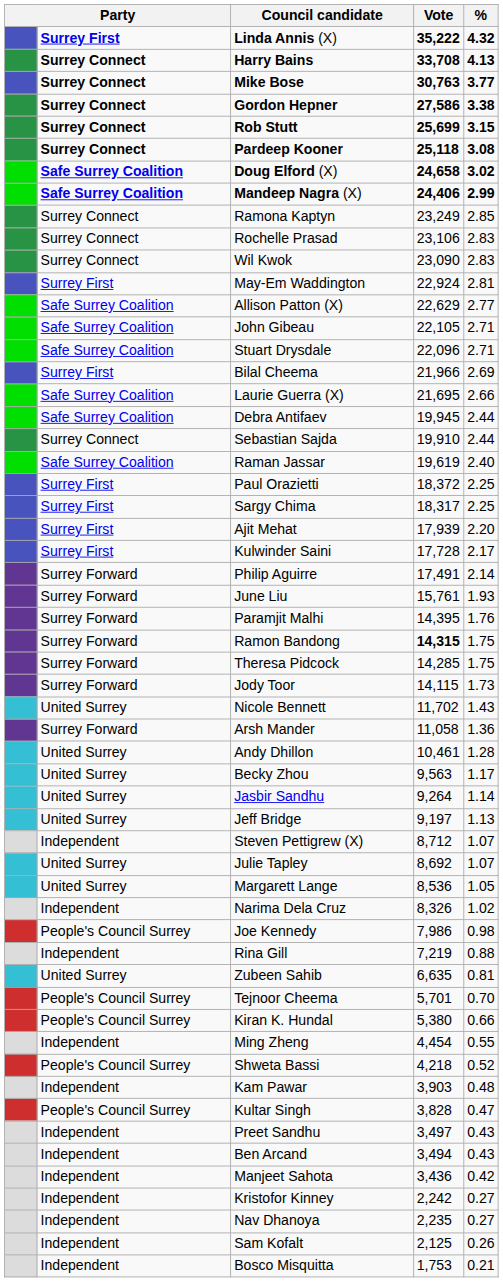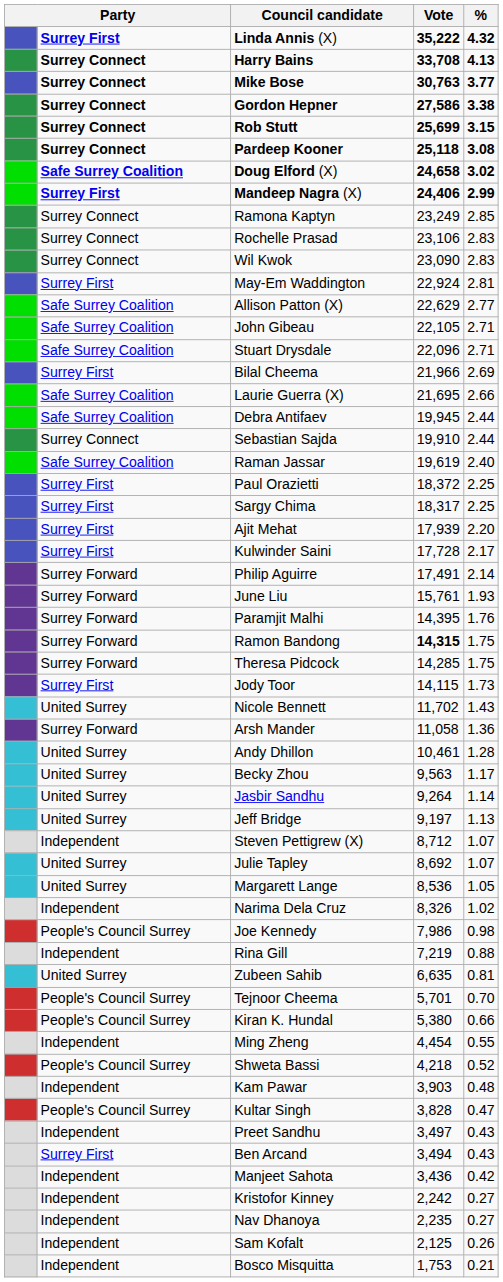(112, 194) Safe Surrey Coalition -> (80, 194) Surrey First
(89, 685) Surrey Forward -> (77, 685) Surrey First
(80, 1154) Independent -> (77, 1154) Surrey First
